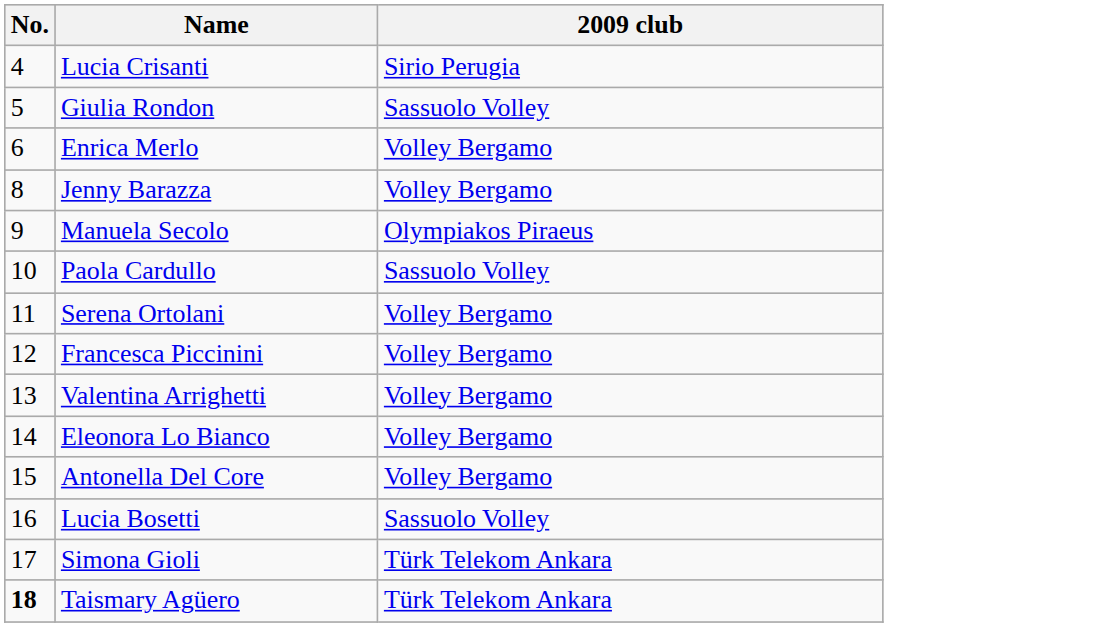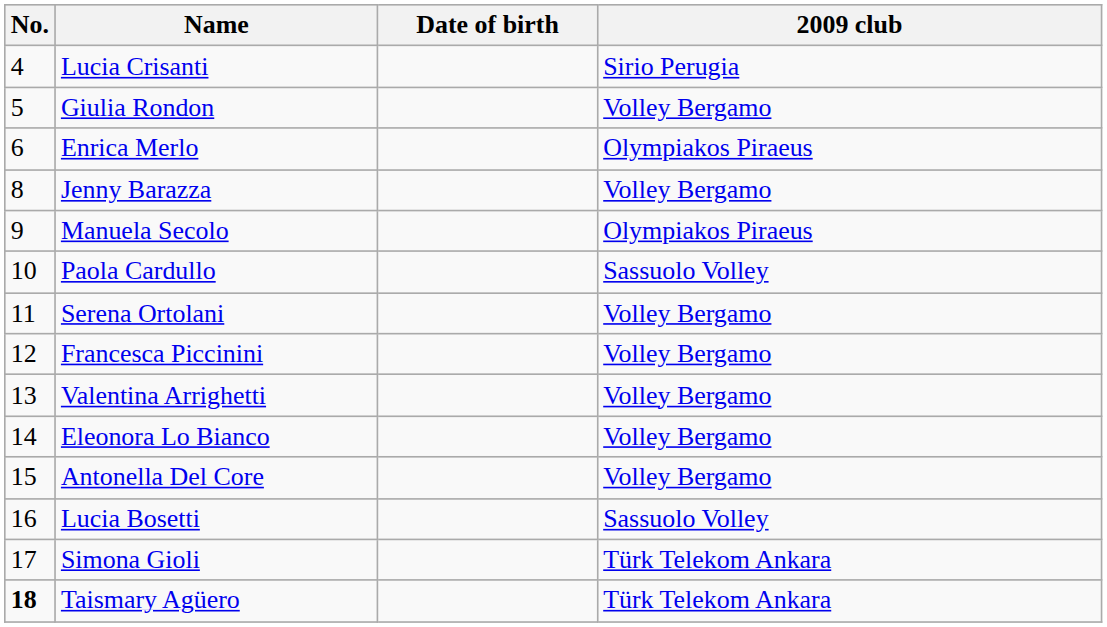+ column: (488, 25)
(467, 107) Sassuolo Volley -> (687, 107) Volley Bergamo
(468, 148) Volley Bergamo -> (708, 148) Olympiakos Piraeus
